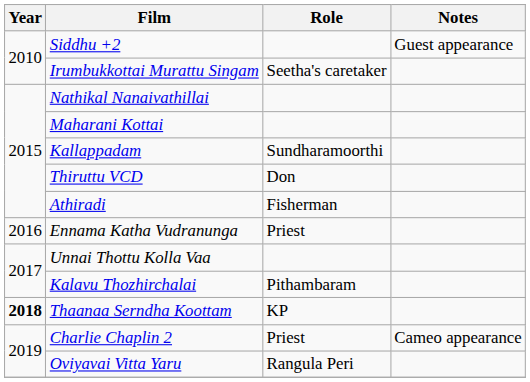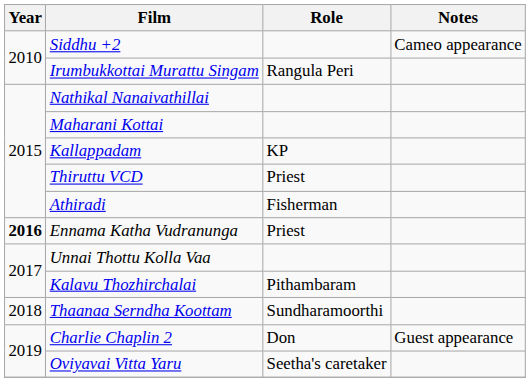(454, 44) Guest appearance -> (458, 44) Cameo appearance
(327, 71) Seetha's caretaker -> (310, 71) Rangula Peri
(325, 151) Sundharamoorthi -> (277, 151) KP
(281, 177) Don -> (286, 177) Priest
(25, 230) normal -> (25, 230) bold
(25, 310) bold -> (25, 310) normal
(277, 310) KP -> (325, 310) Sundharamoorthi
(286, 337) Priest -> (281, 337) Don
(458, 337) Cameo appearance -> (454, 337) Guest appearance
(310, 364) Rangula Peri -> (327, 364) Seetha's caretaker
